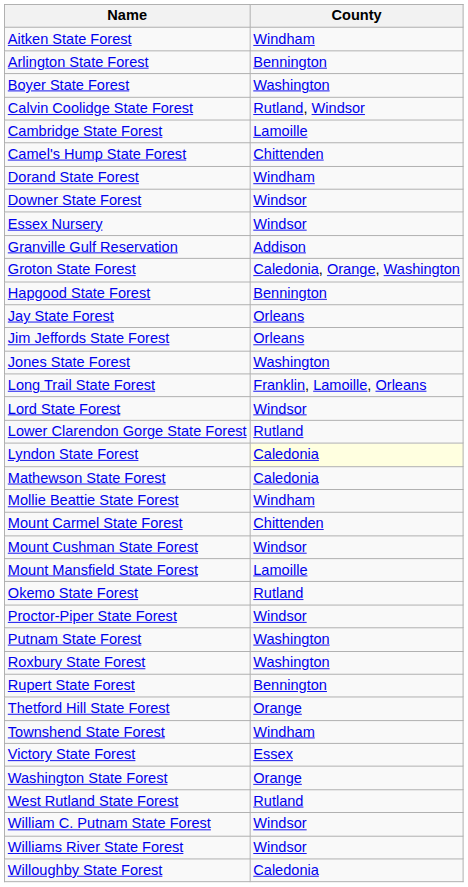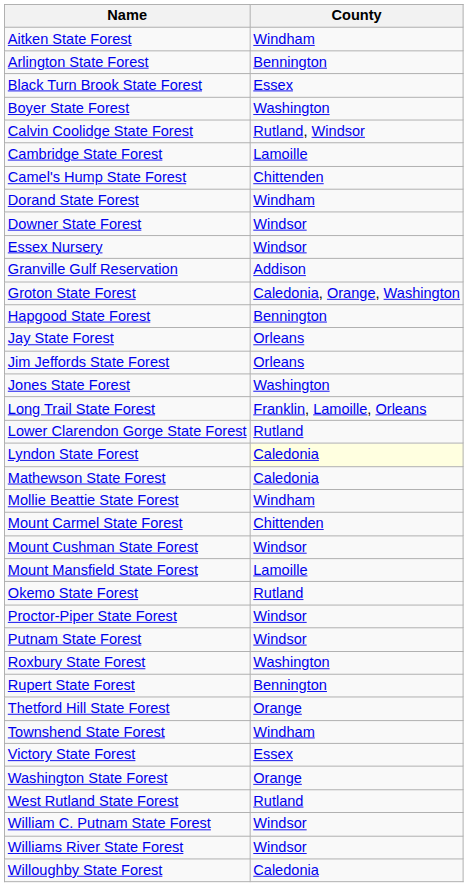+ row: (105, 85)
- row: (64, 408)
(291, 639) Washington -> (280, 639) Windsor
